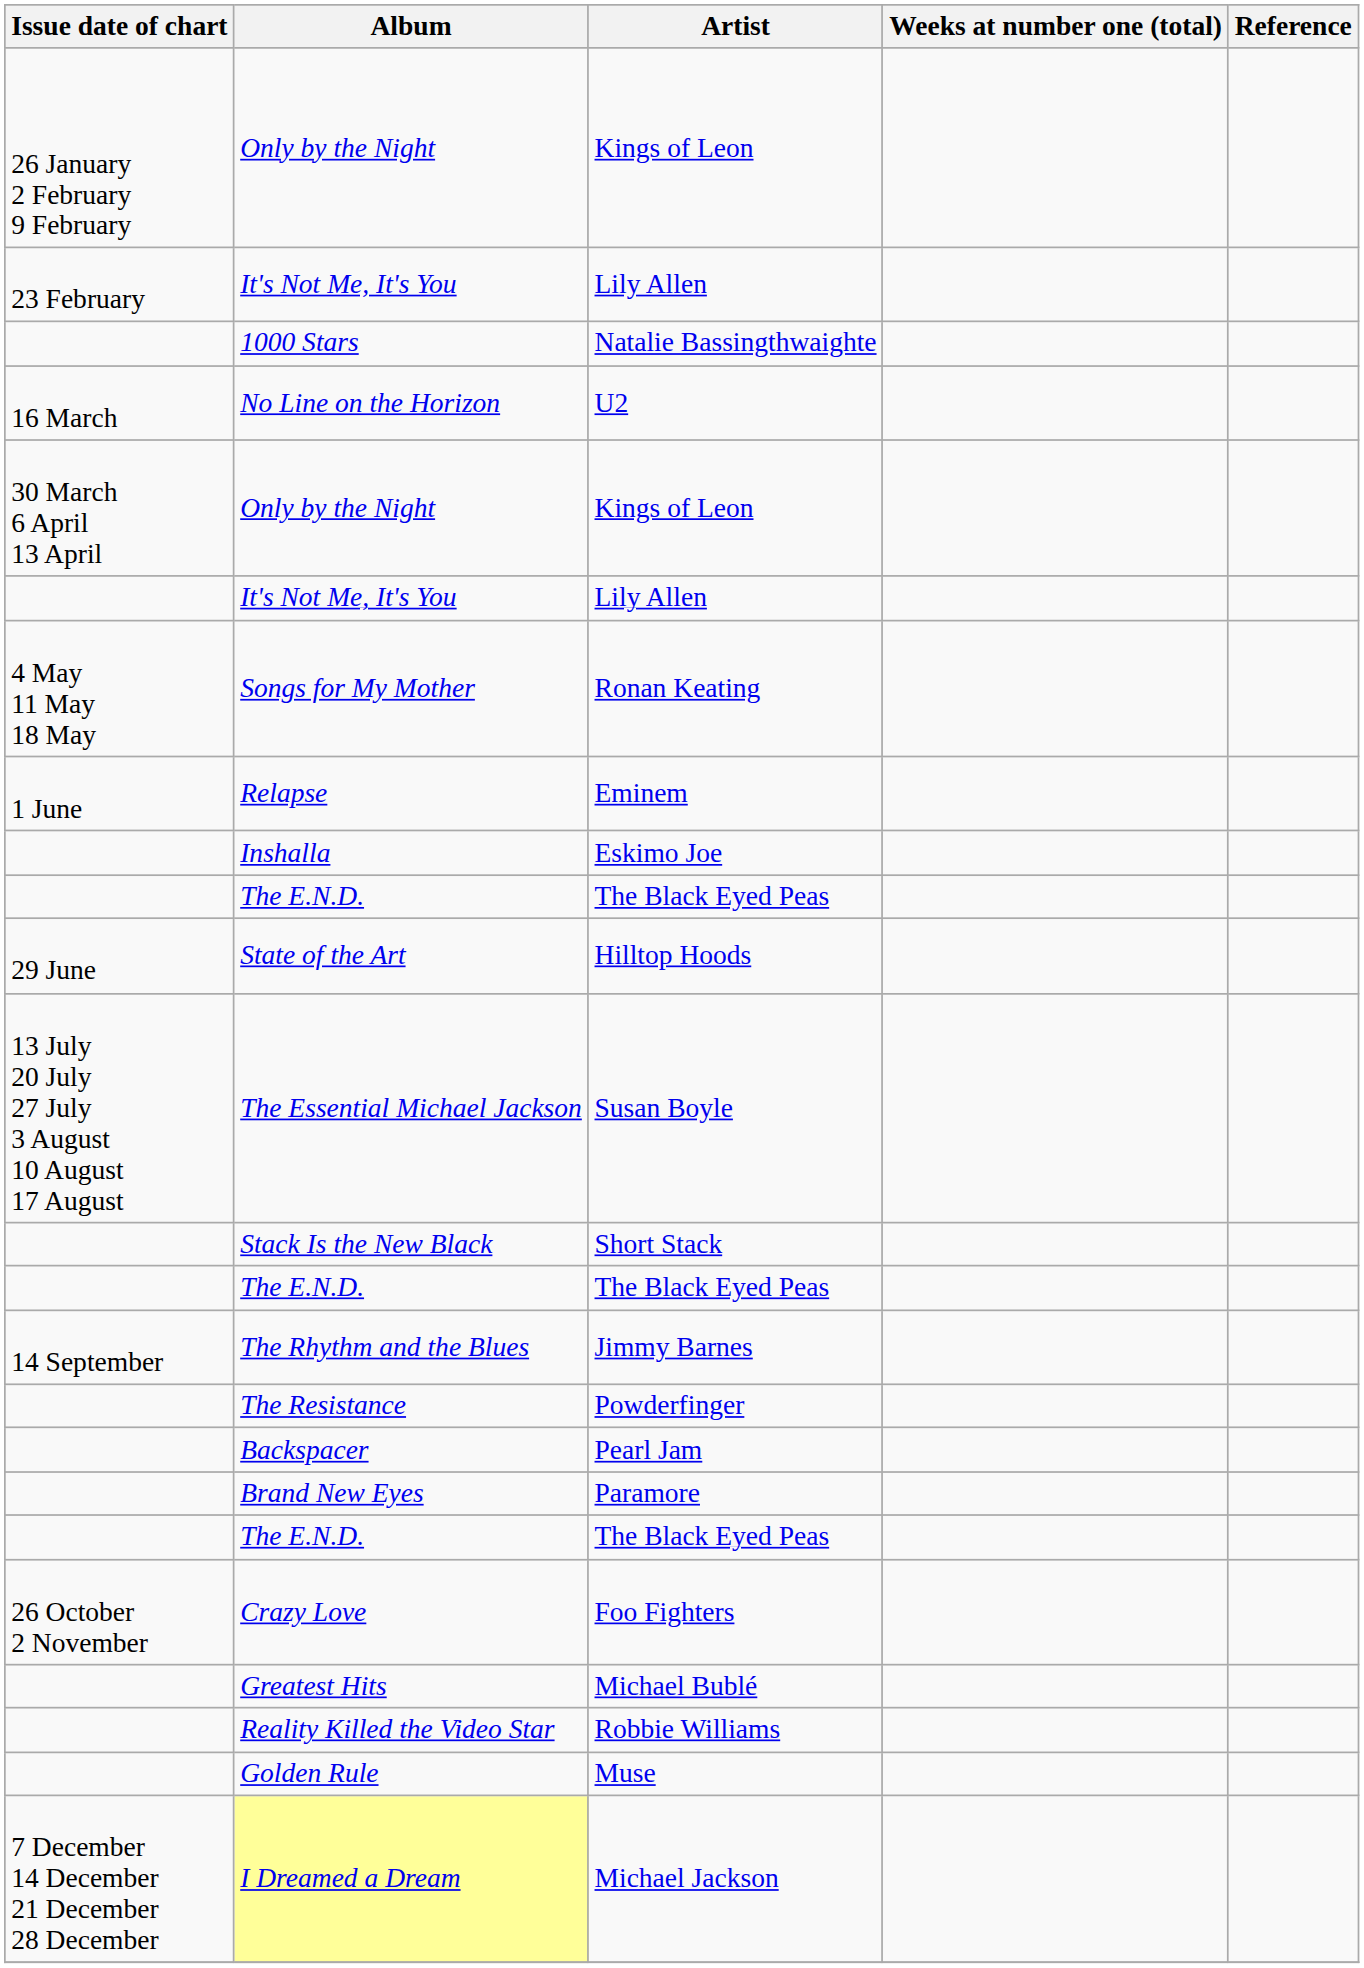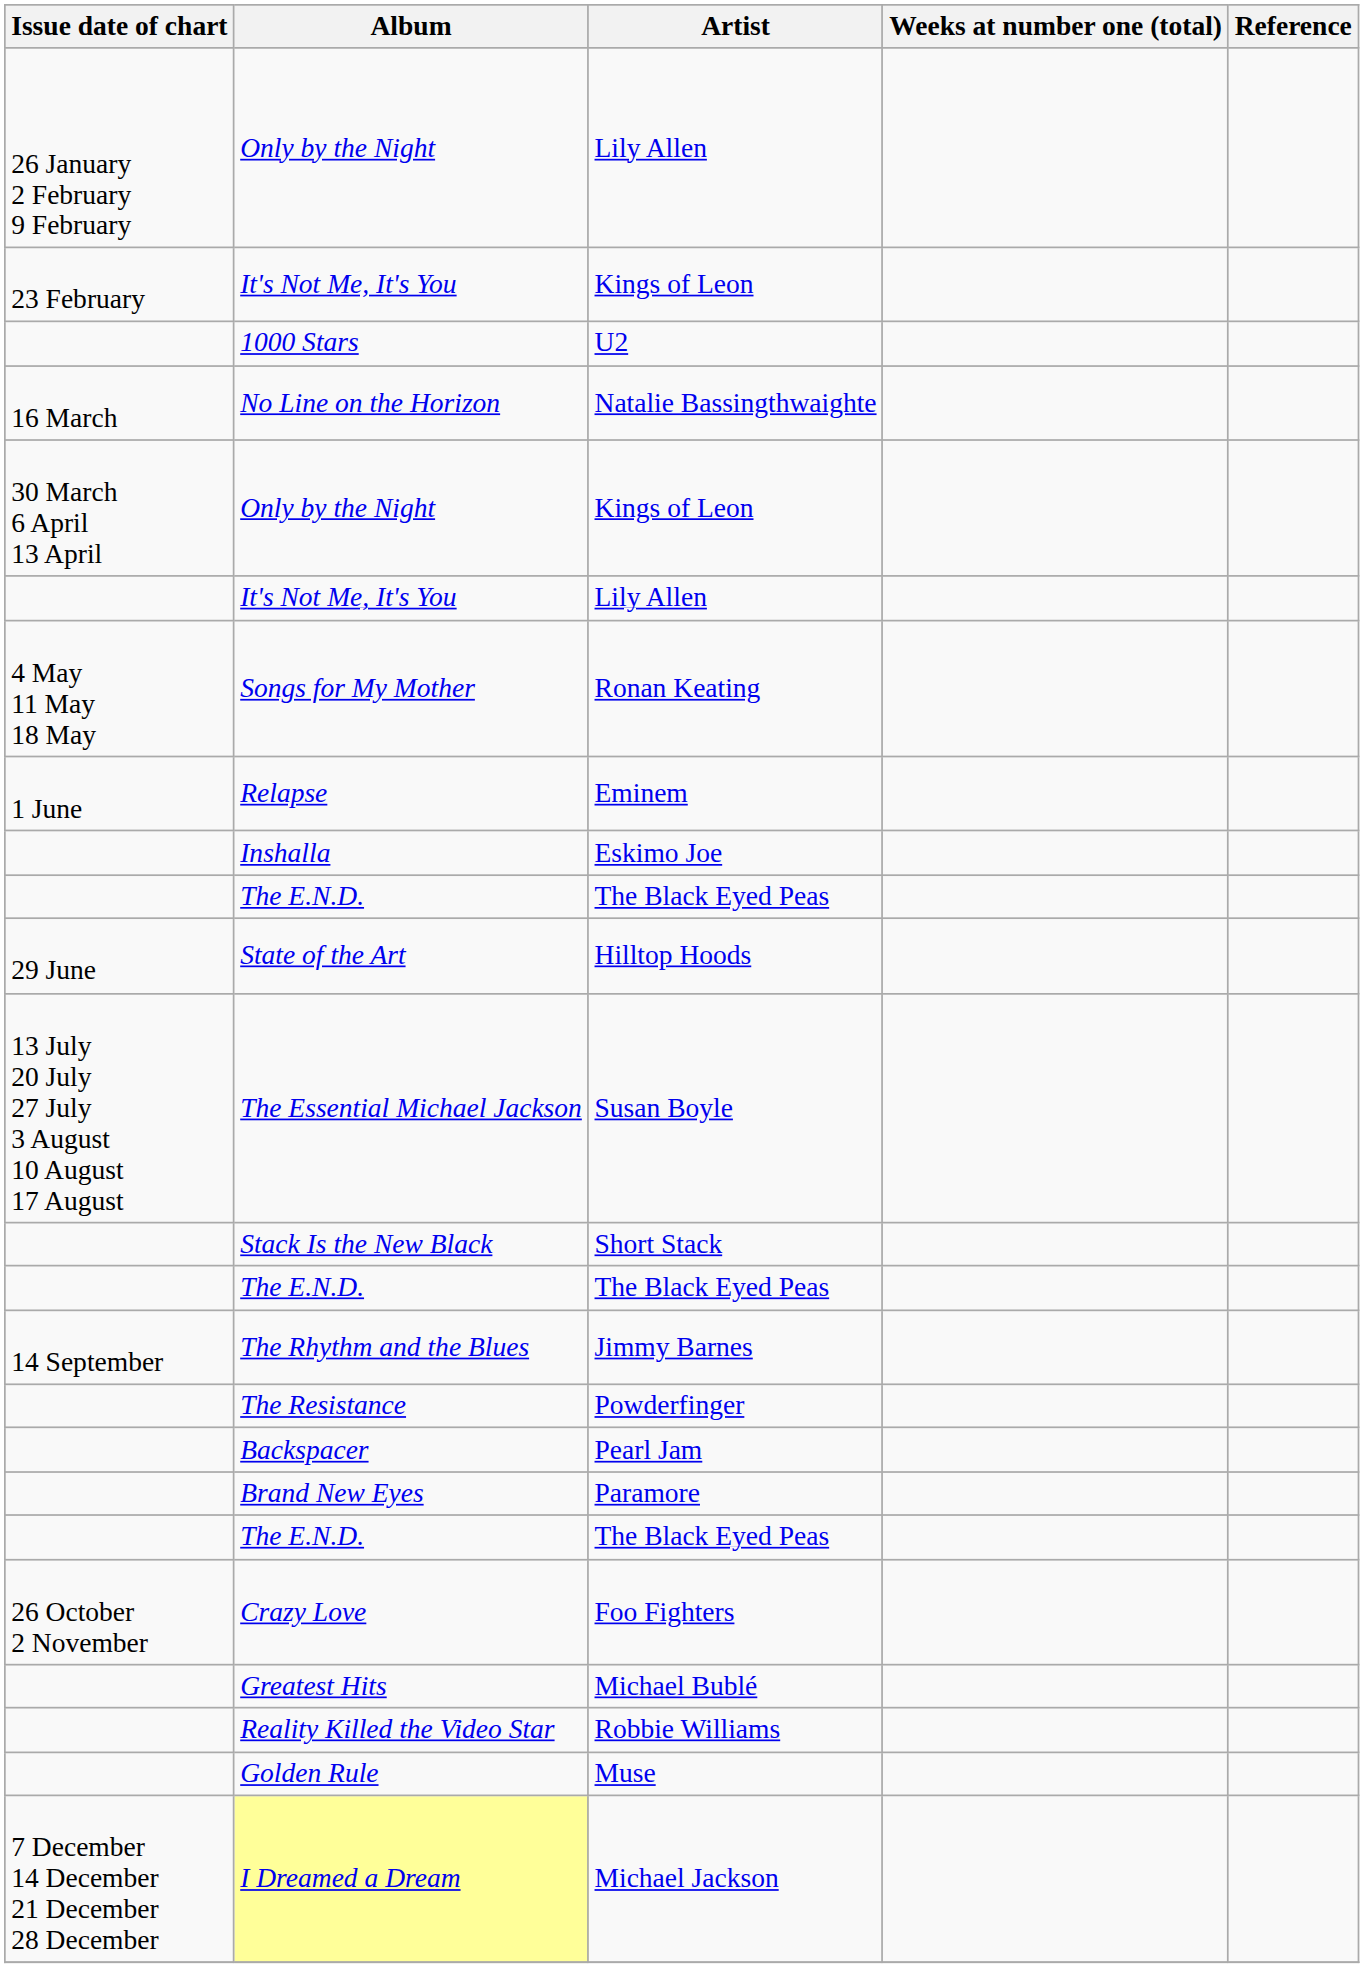(674, 147) Kings of Leon -> (651, 147) Lily Allen
(651, 283) Lily Allen -> (674, 283) Kings of Leon
(736, 343) Natalie Bassingthwaighte -> (611, 343) U2
(611, 402) U2 -> (736, 402) Natalie Bassingthwaighte
